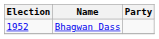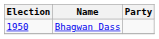(17, 27) 1952 -> (17, 27) 1950
